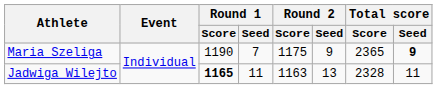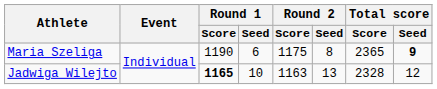(256, 53) 7 -> (256, 53) 6
(329, 53) 9 -> (329, 53) 8
(256, 73) 11 -> (256, 73) 10
(413, 73) 11 -> (413, 73) 12
